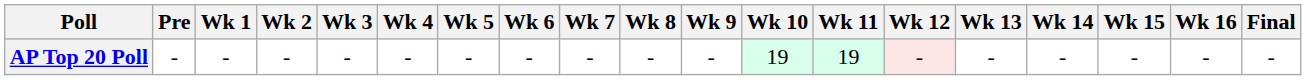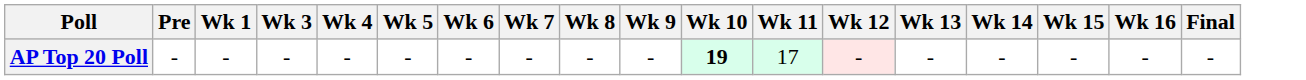- column: (287, 21)
(777, 56) normal -> (717, 56) bold
(848, 56) 19 -> (788, 56) 17
